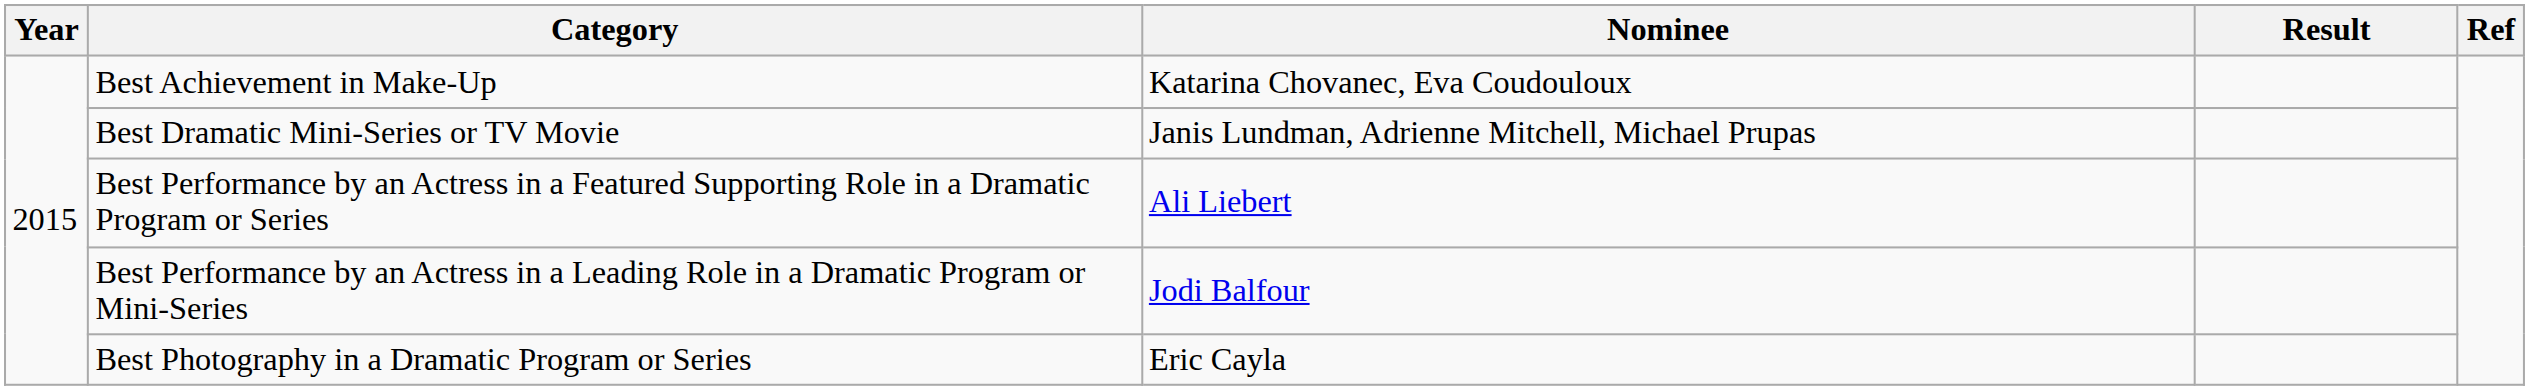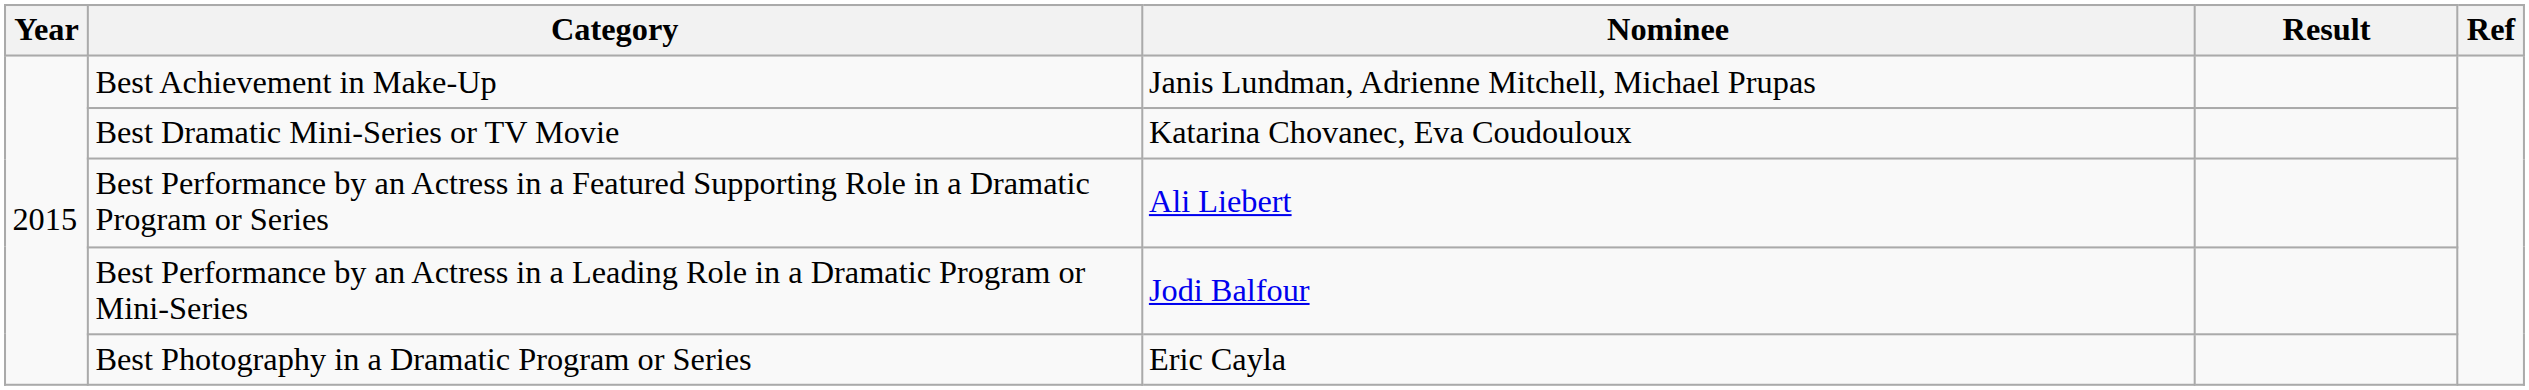(1390, 81) Katarina Chovanec, Eva Coudouloux -> (1482, 81) Janis Lundman, Adrienne Mitchell, Michael Prupas
(1482, 132) Janis Lundman, Adrienne Mitchell, Michael Prupas -> (1390, 132) Katarina Chovanec, Eva Coudouloux
